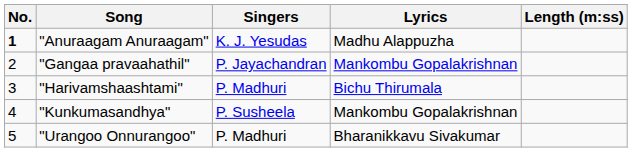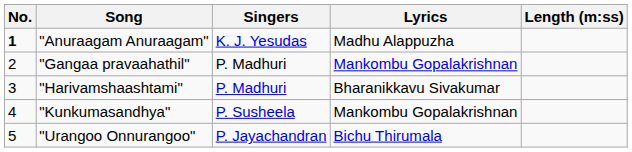(271, 64) P. Jayachandran -> (251, 64) P. Madhuri
(388, 88) Bichu Thirumala -> (417, 88) Bharanikkavu Sivakumar
(251, 136) P. Madhuri -> (271, 136) P. Jayachandran
(417, 136) Bharanikkavu Sivakumar -> (388, 136) Bichu Thirumala
